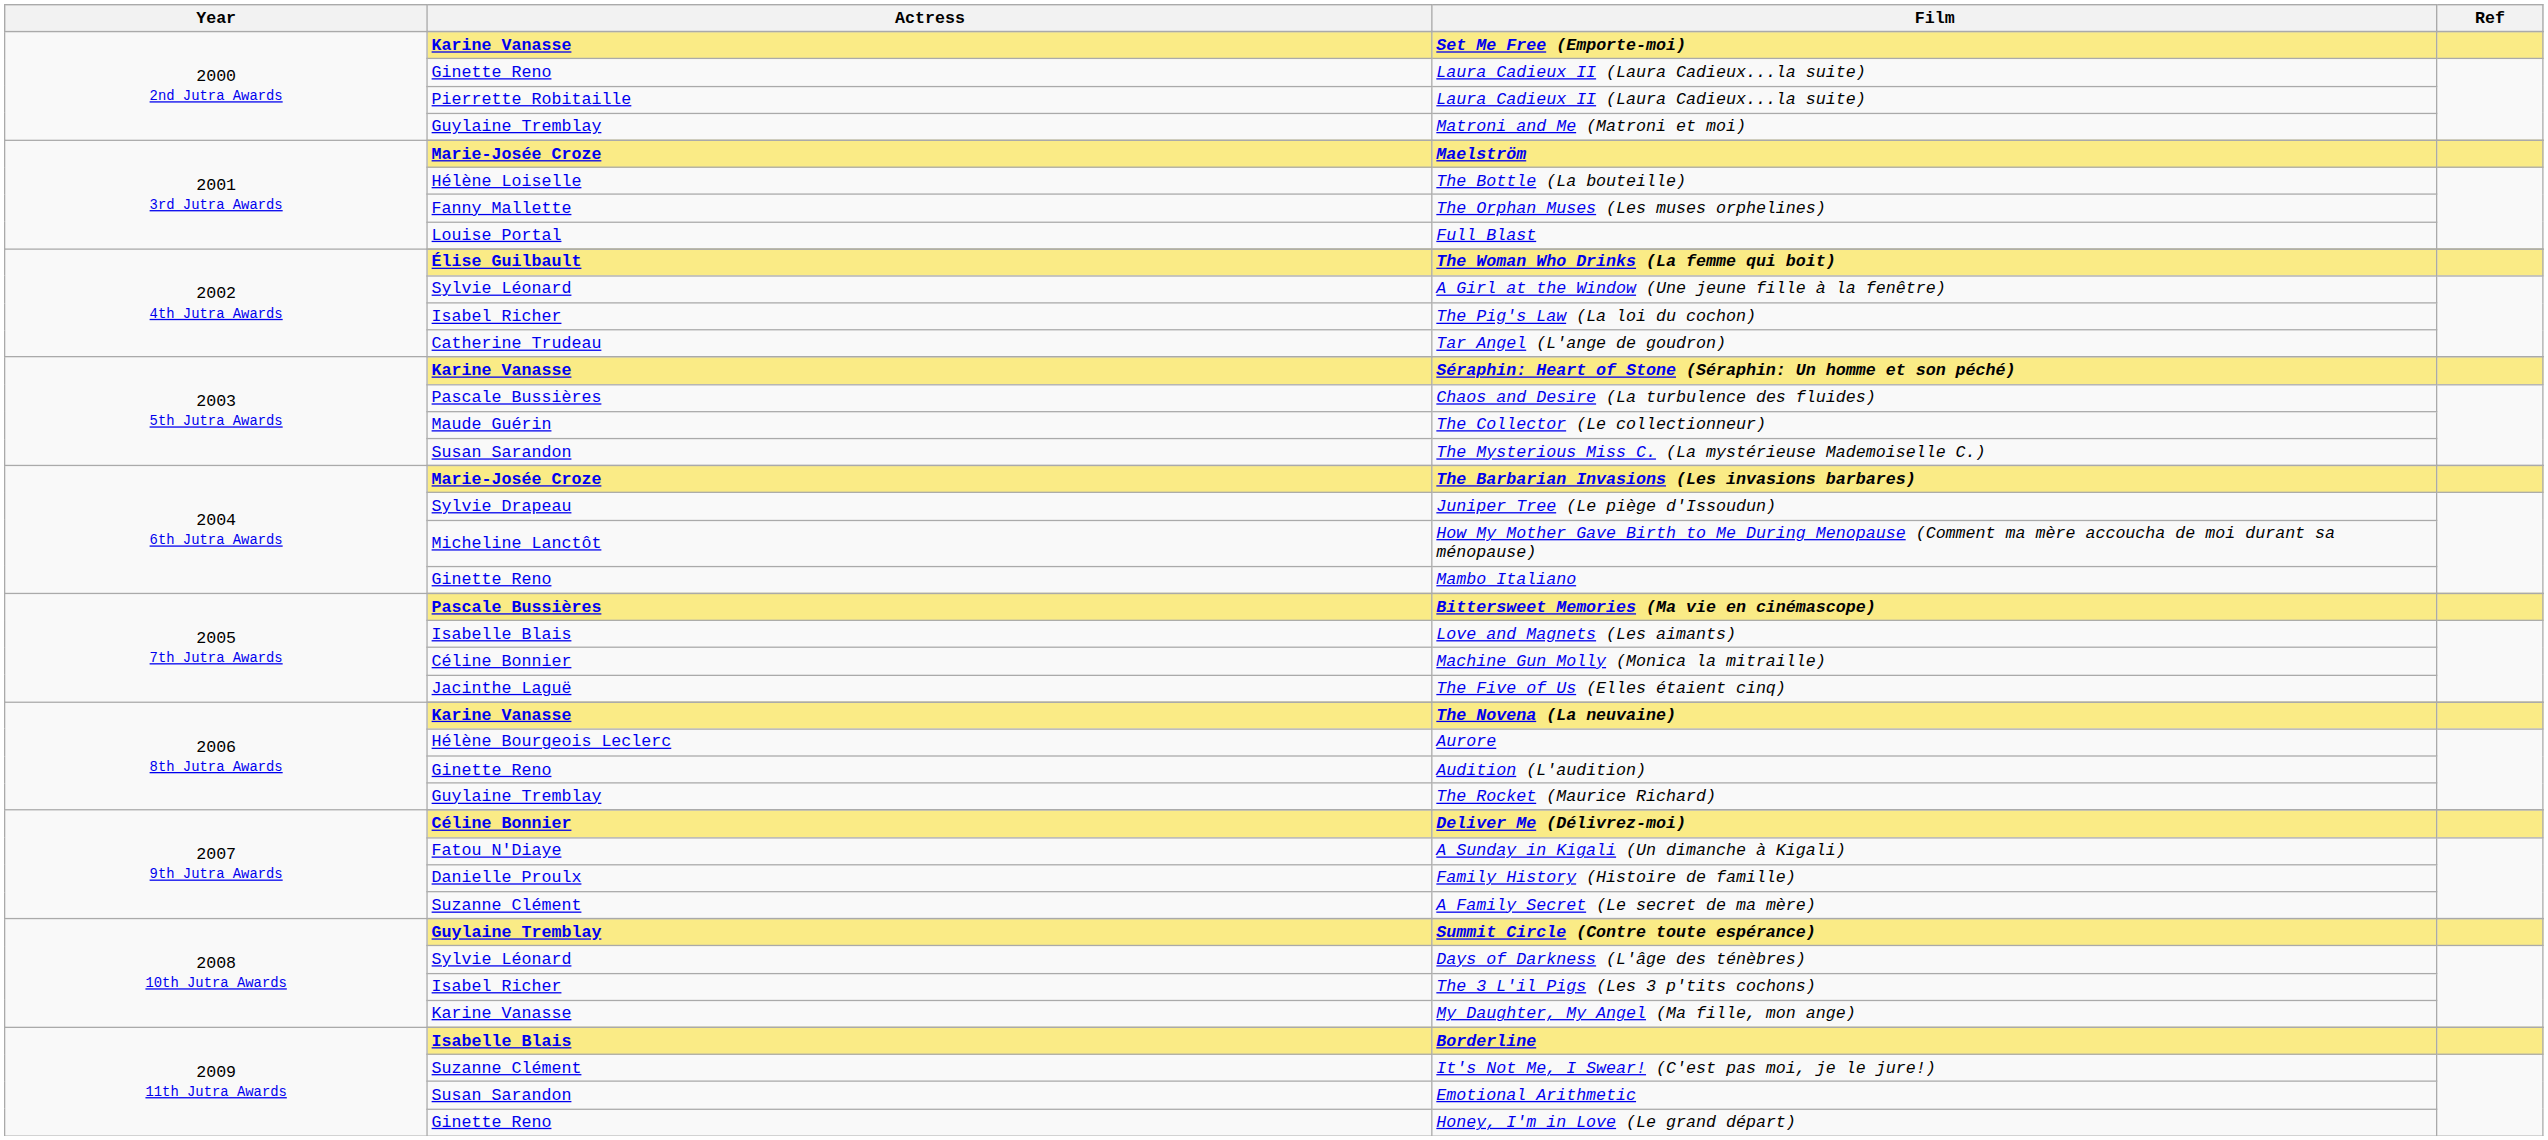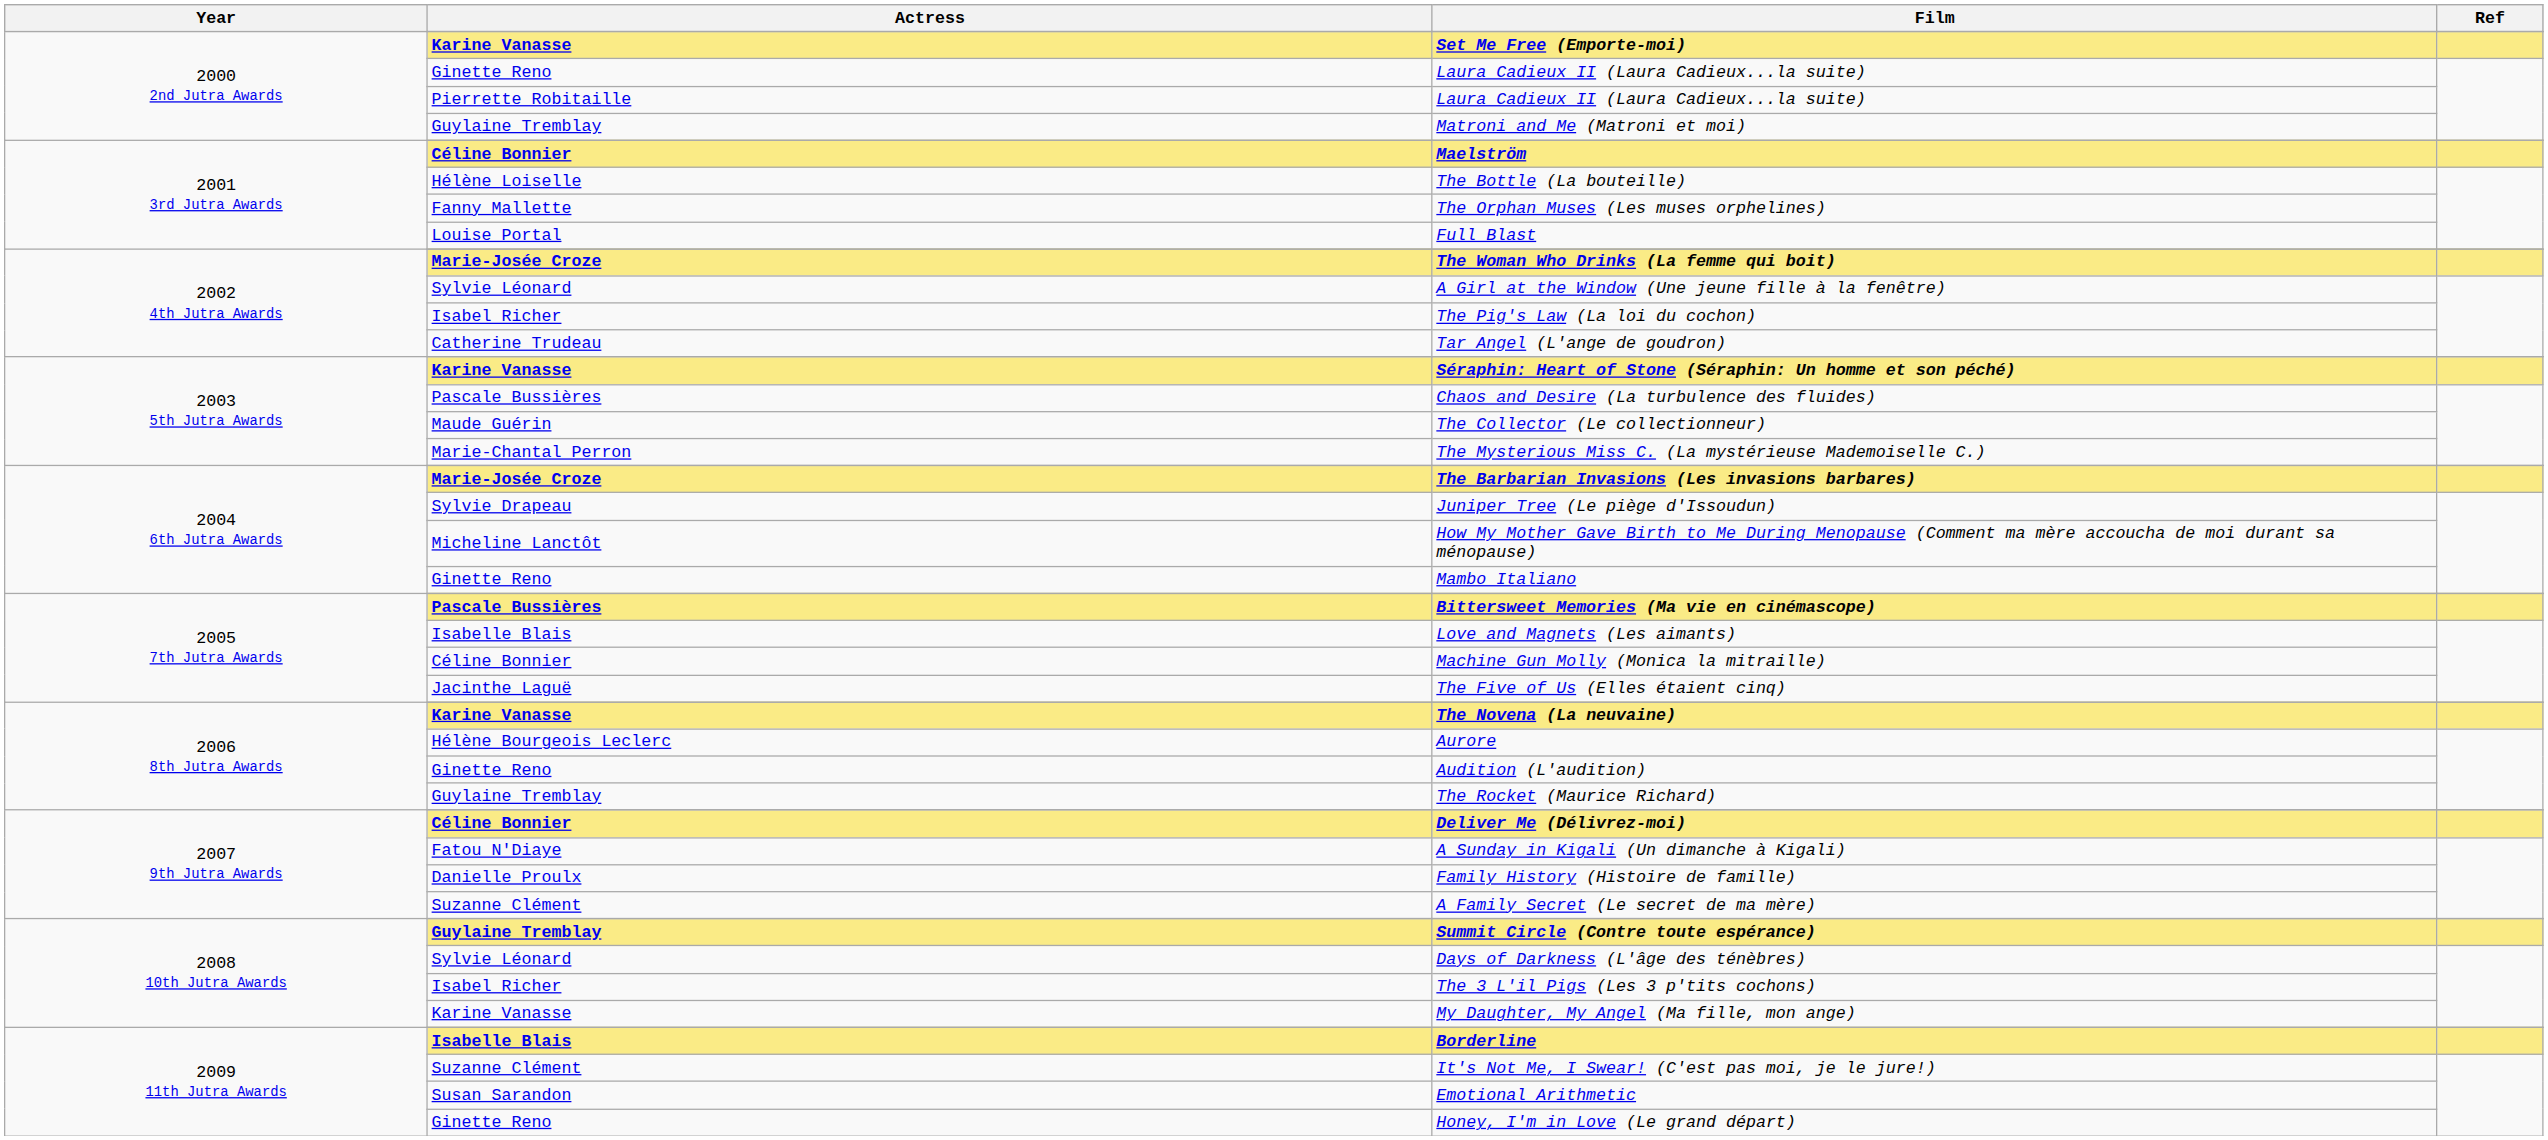(516, 154) Marie-Josée Croze -> (502, 154) Céline Bonnier
(507, 262) Élise Guilbault -> (516, 262) Marie-Josée Croze
(502, 452) Susan Sarandon -> (531, 452) Marie-Chantal Perron
